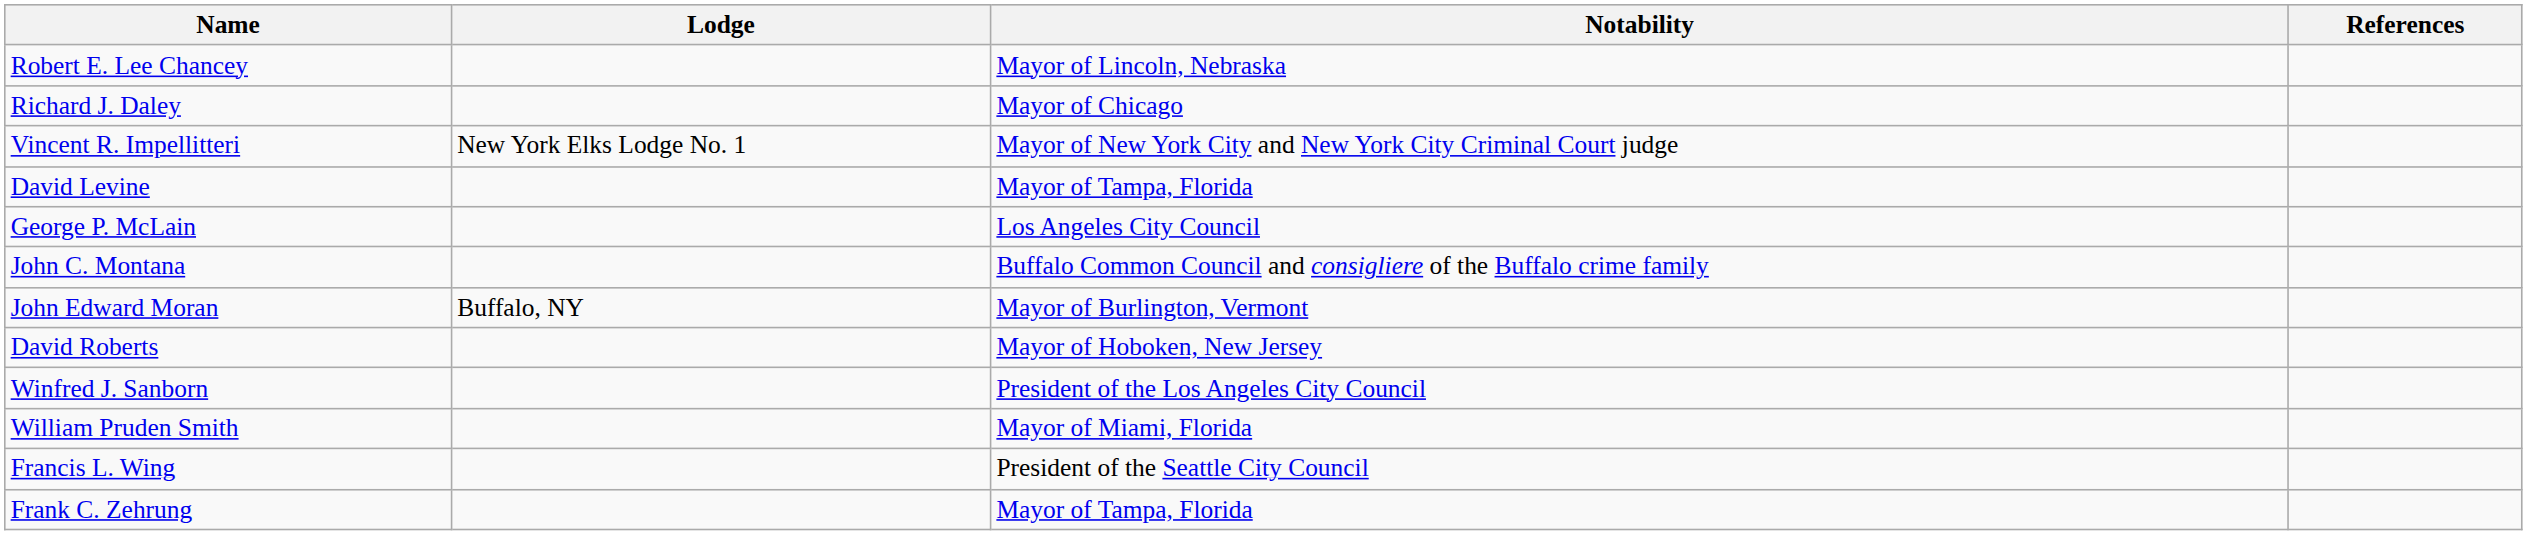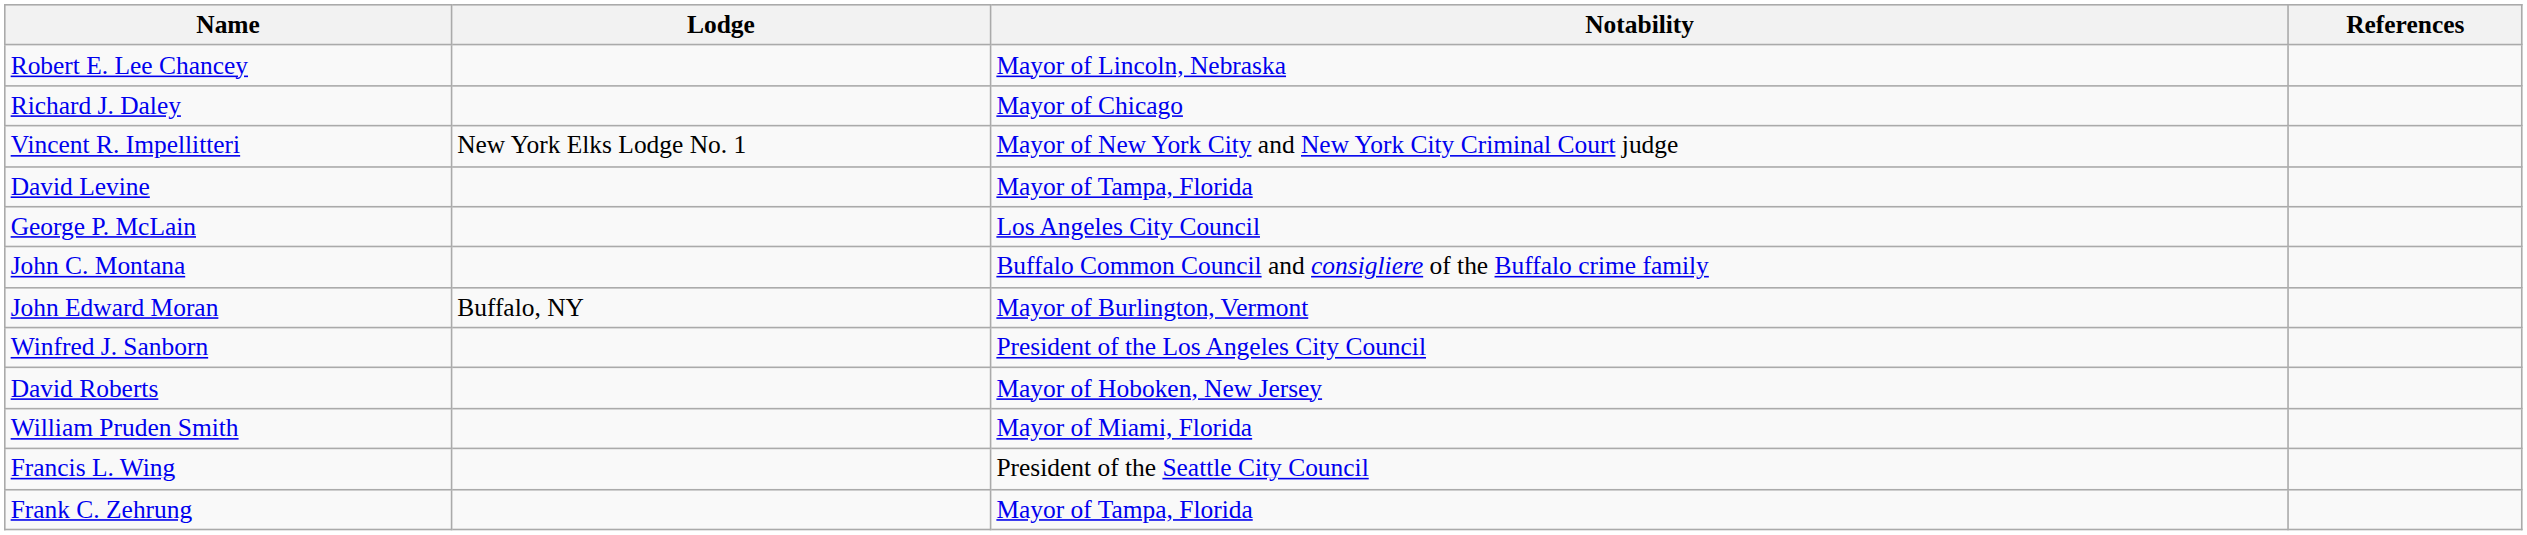rows swapped: (84, 347) <-> (109, 387)
